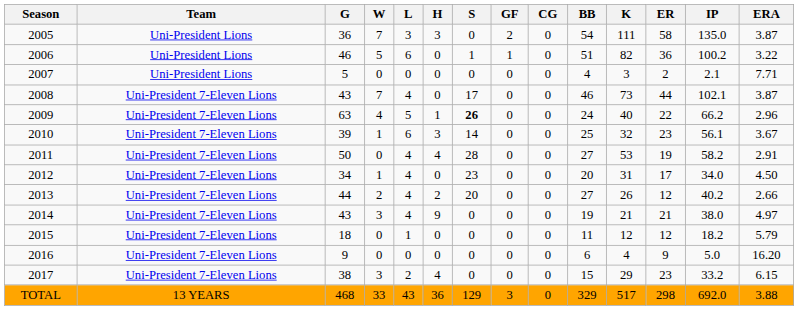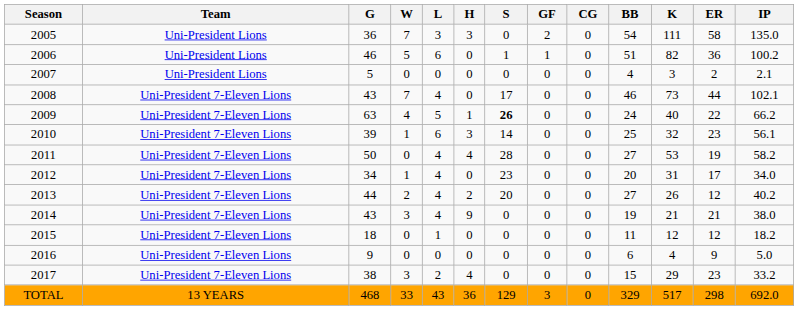- column: (766, 14)
